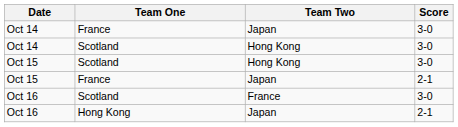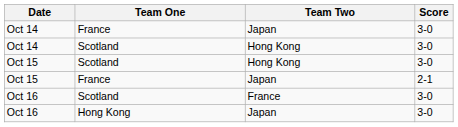(425, 113) 2-1 -> (425, 113) 3-0
